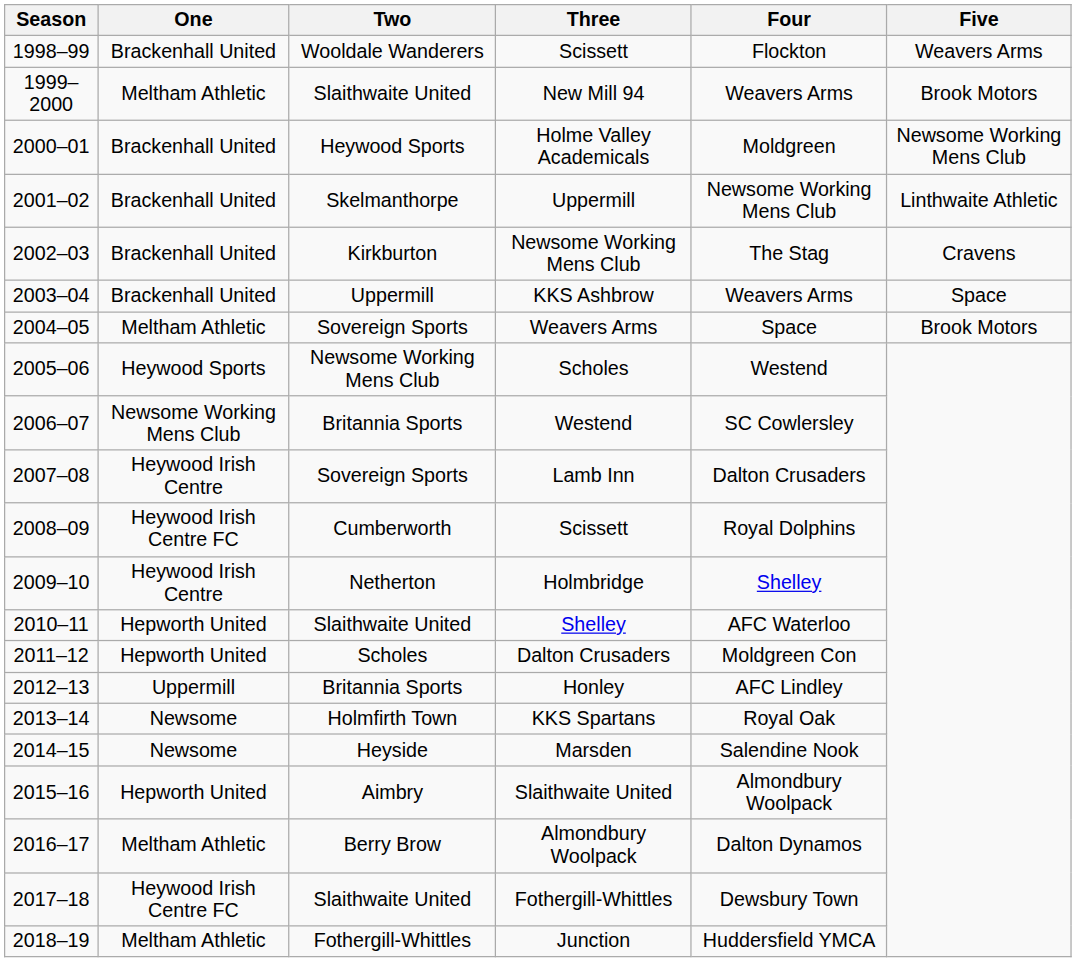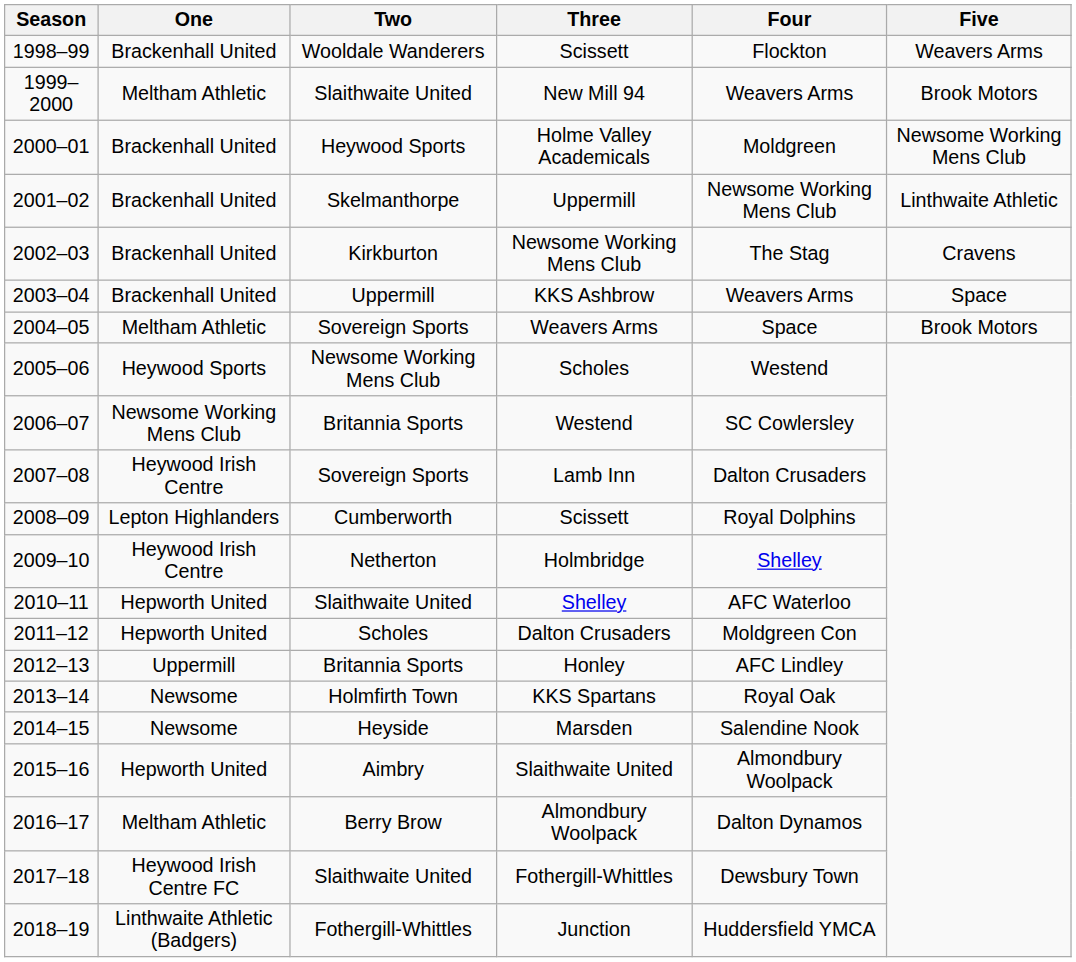(193, 529) Heywood Irish Centre FC -> (194, 518) Lepton Highlanders
(193, 941) Meltham Athletic -> (194, 930) Linthwaite Athletic (Badgers)
